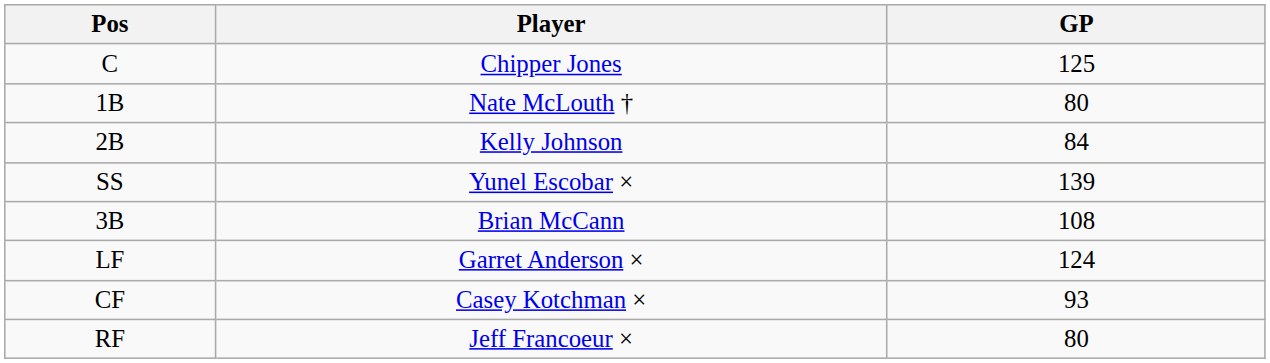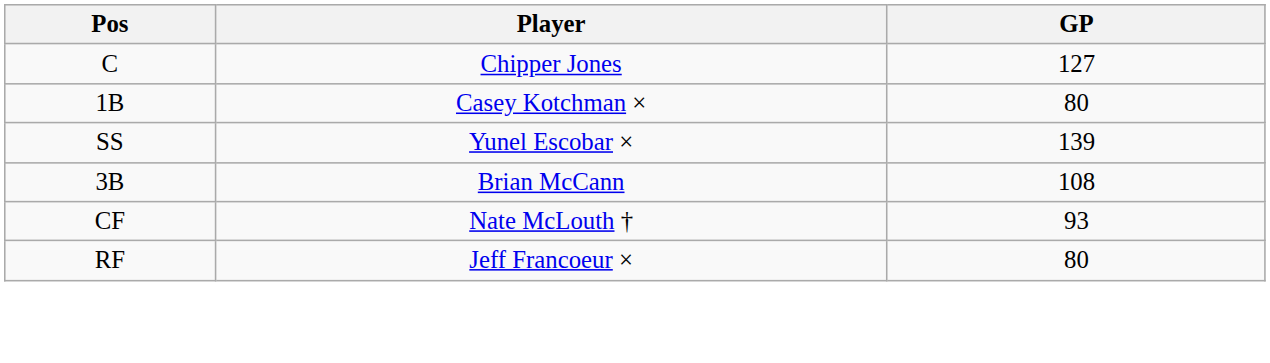(1077, 63) 125 -> (1077, 63) 127
(551, 102) Nate McLouth † -> (551, 102) Casey Kotchman ×
- row: (110, 142)
- row: (110, 260)
(551, 299) Casey Kotchman × -> (551, 220) Nate McLouth †
